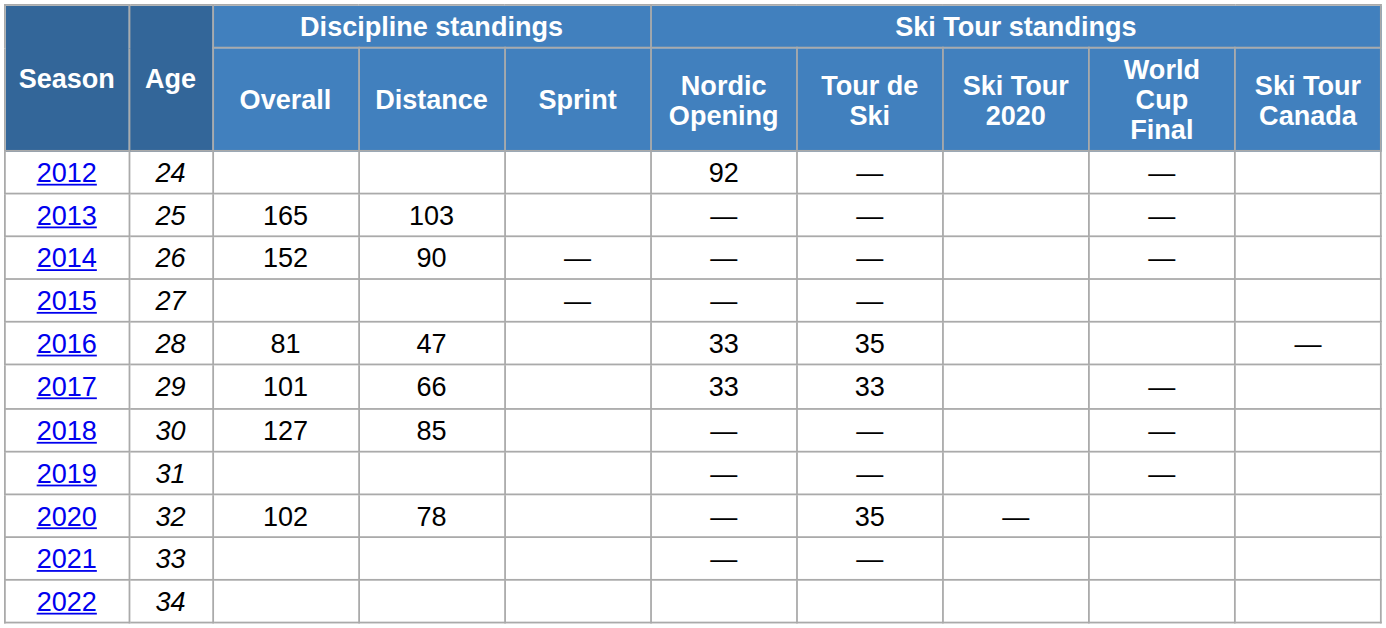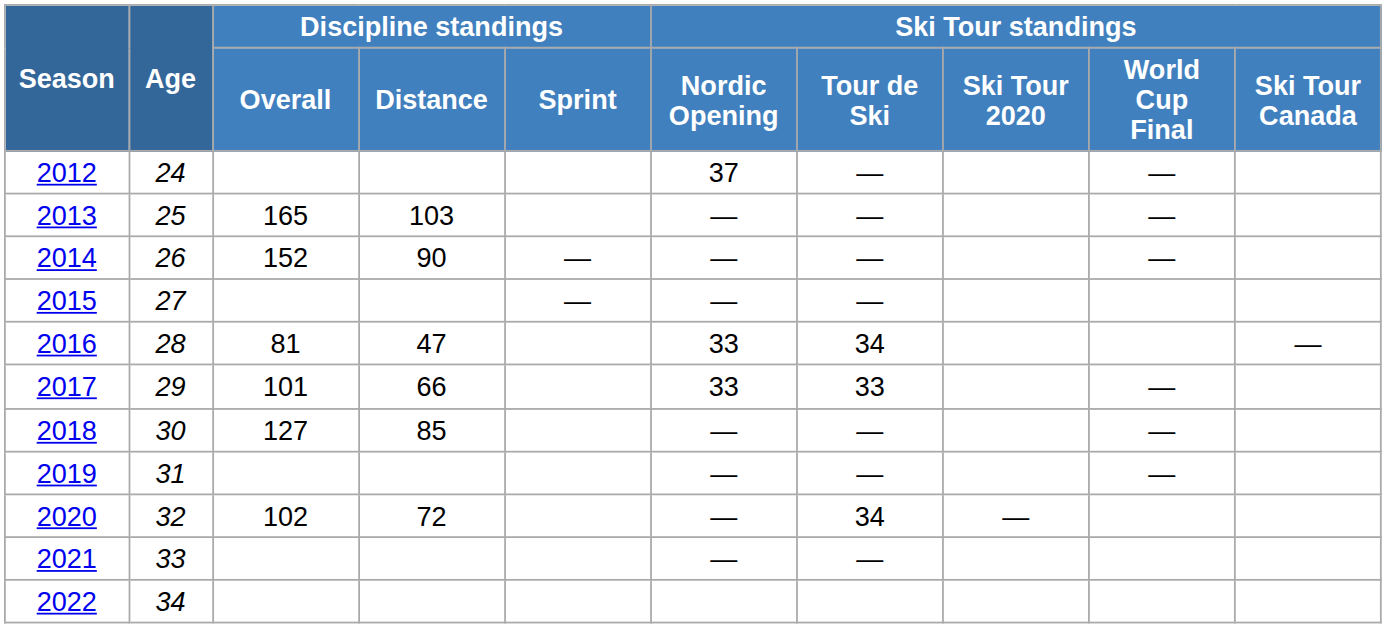(724, 173) 92 -> (724, 173) 37
(870, 344) 35 -> (870, 344) 34
(432, 515) 78 -> (432, 515) 72
(870, 515) 35 -> (870, 515) 34
